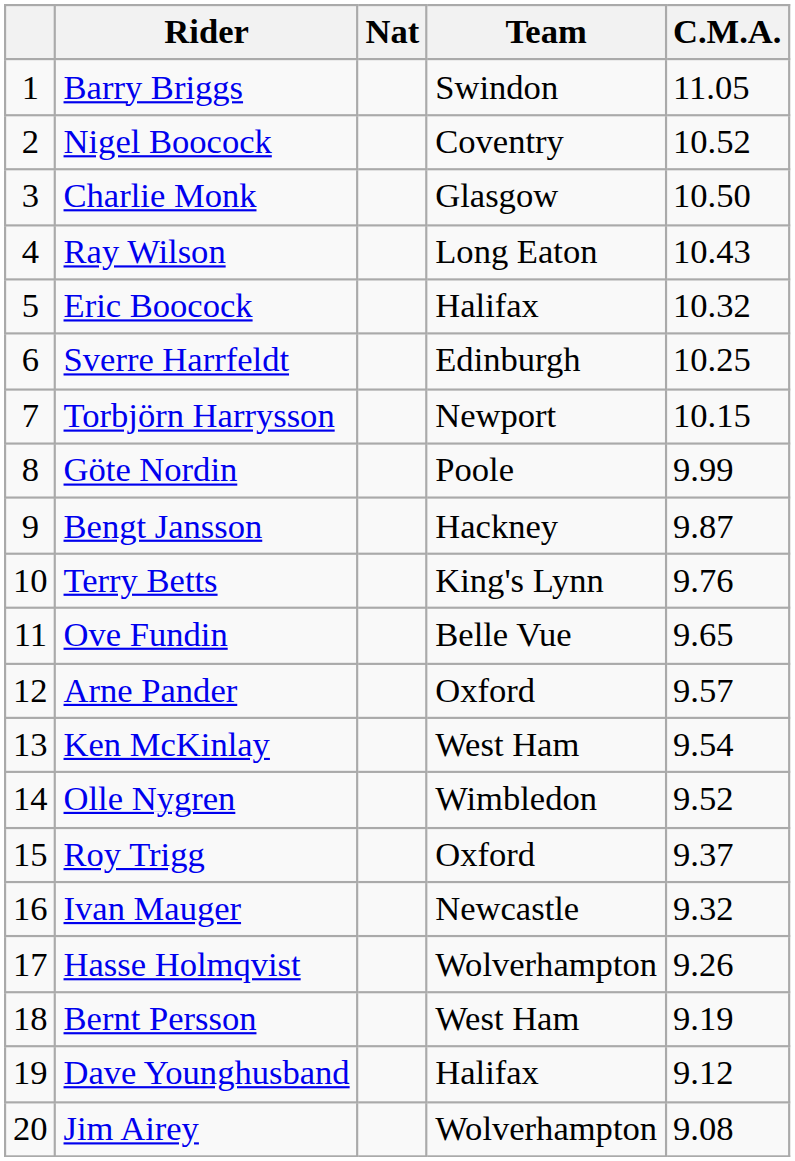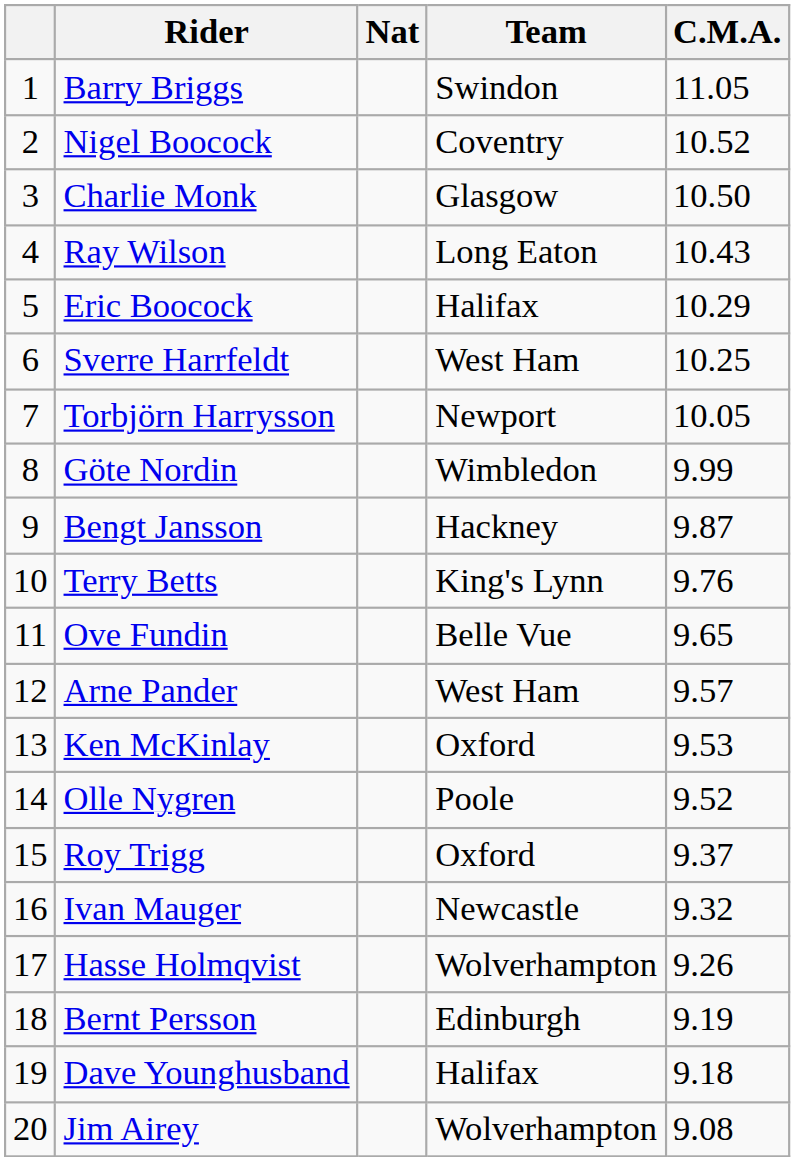(712, 305) 10.32 -> (712, 305) 10.29
(508, 360) Edinburgh -> (507, 360) West Ham
(712, 415) 10.15 -> (712, 415) 10.05
(475, 470) Poole -> (516, 470) Wimbledon
(485, 689) Oxford -> (507, 689) West Ham
(507, 744) West Ham -> (485, 744) Oxford
(703, 744) 9.54 -> (703, 744) 9.53
(516, 799) Wimbledon -> (475, 799) Poole
(507, 1018) West Ham -> (508, 1018) Edinburgh
(703, 1073) 9.12 -> (703, 1073) 9.18
